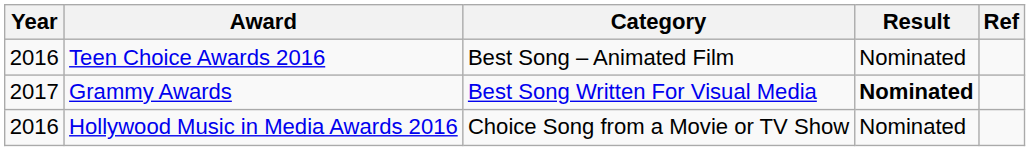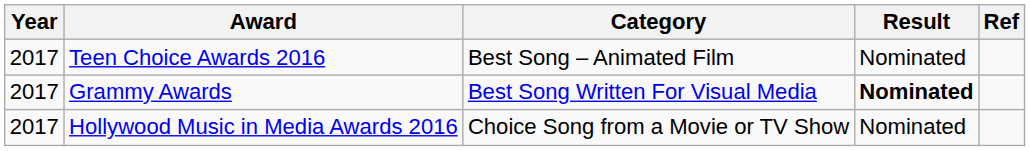(34, 57) 2016 -> (34, 57) 2017
(34, 127) 2016 -> (34, 127) 2017
